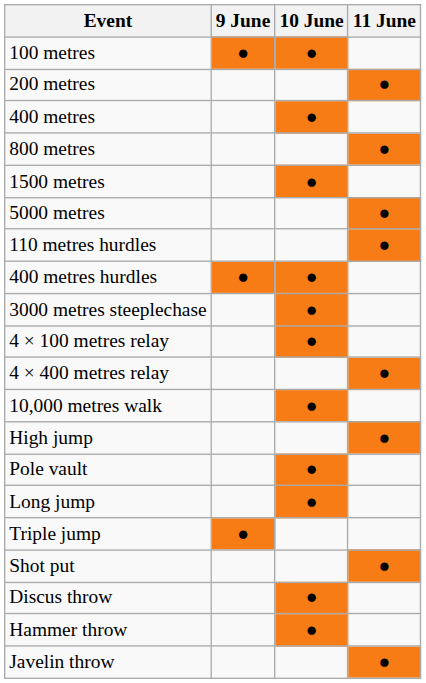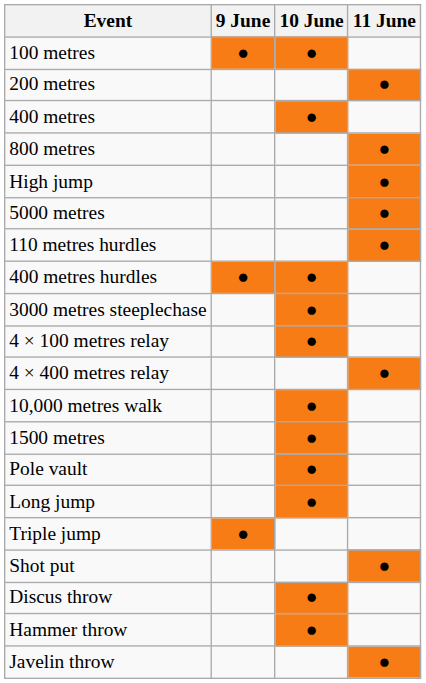rows swapped: (57, 181) <-> (51, 437)
